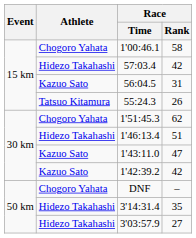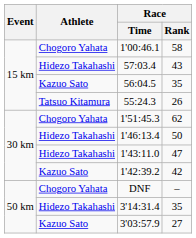(177, 66) 42 -> (177, 66) 43
(177, 83) 31 -> (177, 83) 35
(177, 136) 51 -> (177, 136) 50
(63, 154) Kazuo Sato -> (77, 154) Hidezo Takahashi
(77, 224) Hidezo Takahashi -> (63, 224) Kazuo Sato
